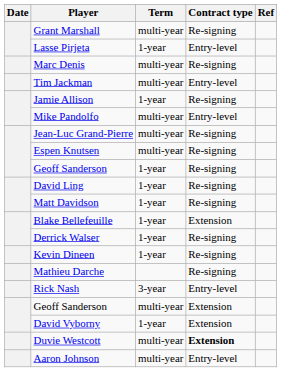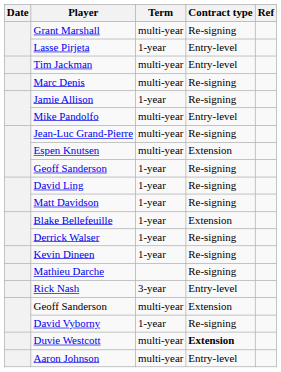rows swapped: (59, 64) <-> (63, 82)
(212, 151) Re-signing -> (210, 151) Extension
(210, 323) Extension -> (212, 323) Re-signing
